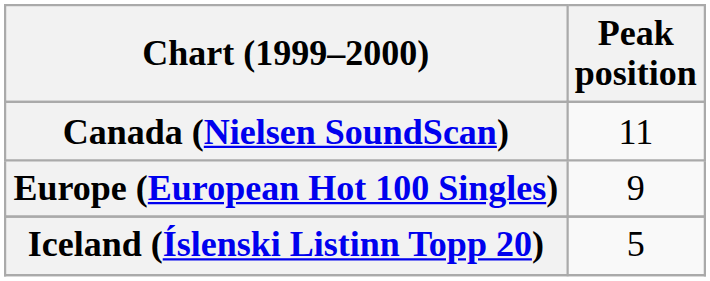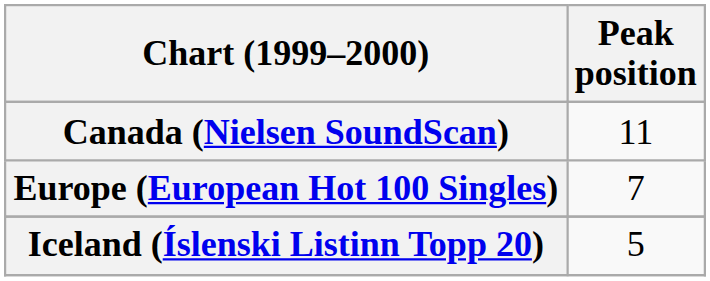(636, 187) 9 -> (636, 187) 7
